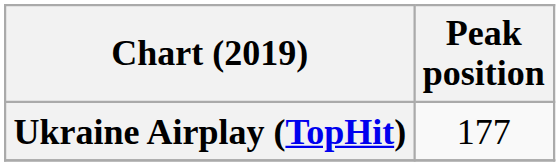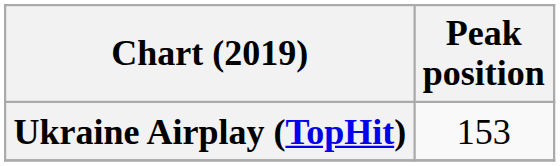(484, 130) 177 -> (484, 130) 153
